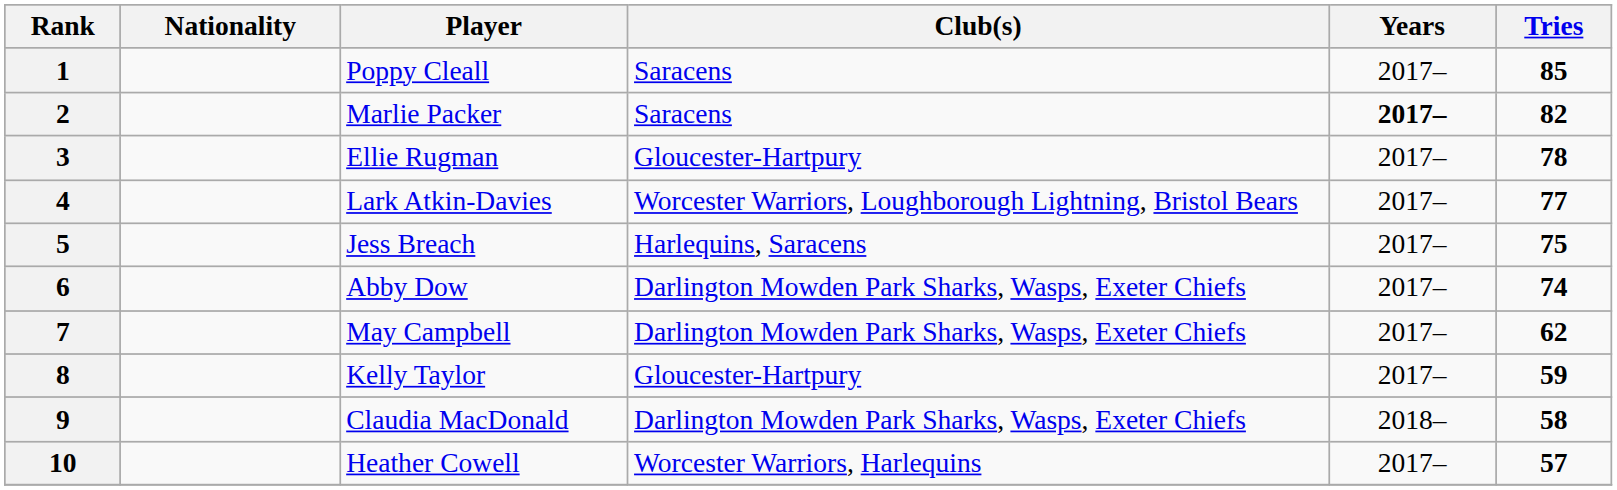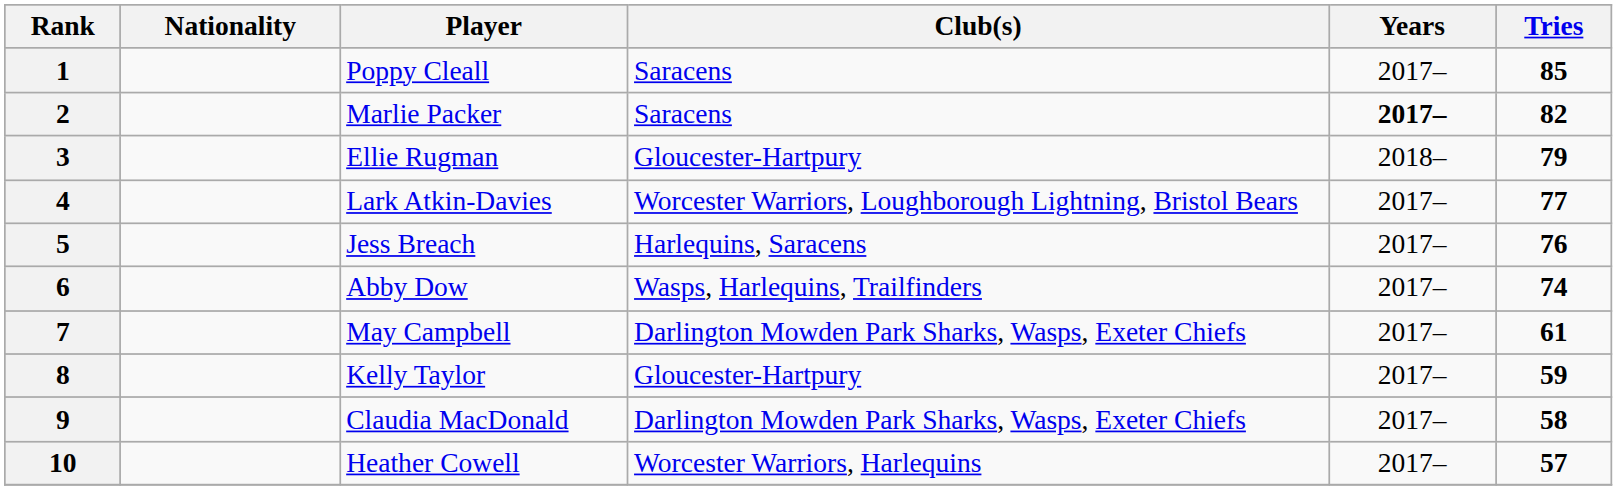(1412, 157) 2017– -> (1412, 157) 2018–
(1554, 157) 78 -> (1554, 157) 79
(1554, 244) 75 -> (1554, 244) 76
(940, 288) Darlington Mowden Park Sharks, Wasps, Exeter Chiefs -> (808, 288) Wasps, Harlequins, Trailfinders
(1554, 331) 62 -> (1554, 331) 61
(1412, 419) 2018– -> (1412, 419) 2017–
